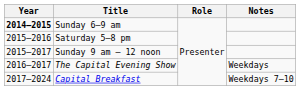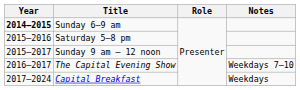(249, 65) Weekdays -> (261, 65) Weekdays 7–10
(261, 79) Weekdays 7–10 -> (249, 79) Weekdays
